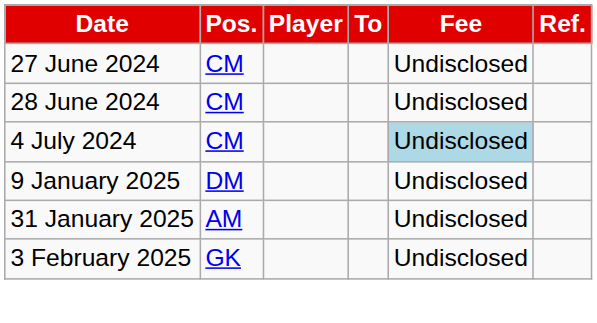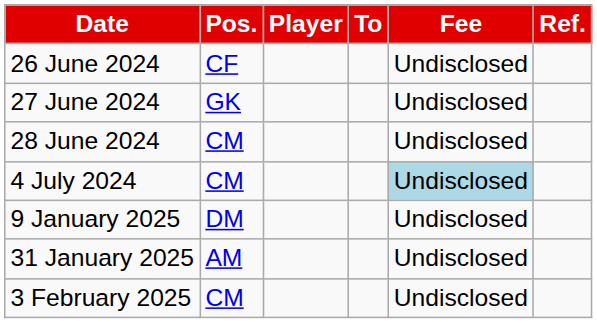+ row: (85, 63)
(225, 63) CM -> (223, 102) GK
(223, 258) GK -> (225, 297) CM
